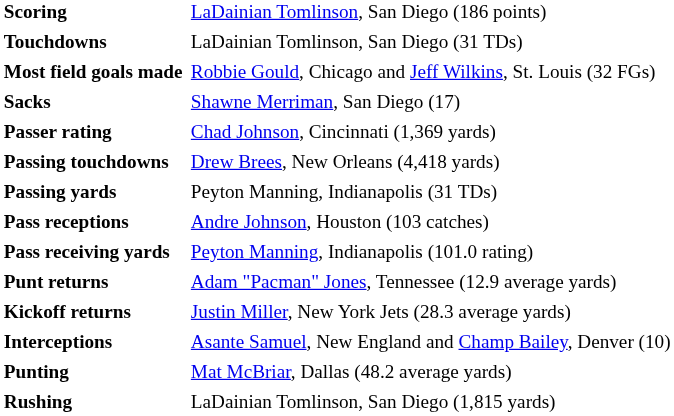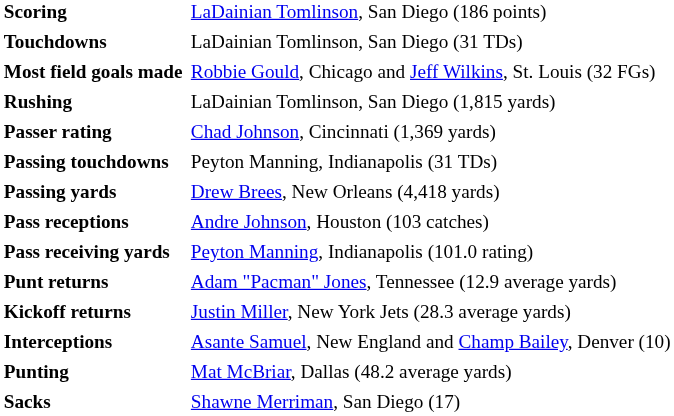rows swapped: (38, 401) <-> (27, 101)
(345, 161) Drew Brees, New Orleans (4,418 yards) -> (344, 161) Peyton Manning, Indianapolis (31 TDs)
(344, 191) Peyton Manning, Indianapolis (31 TDs) -> (345, 191) Drew Brees, New Orleans (4,418 yards)
